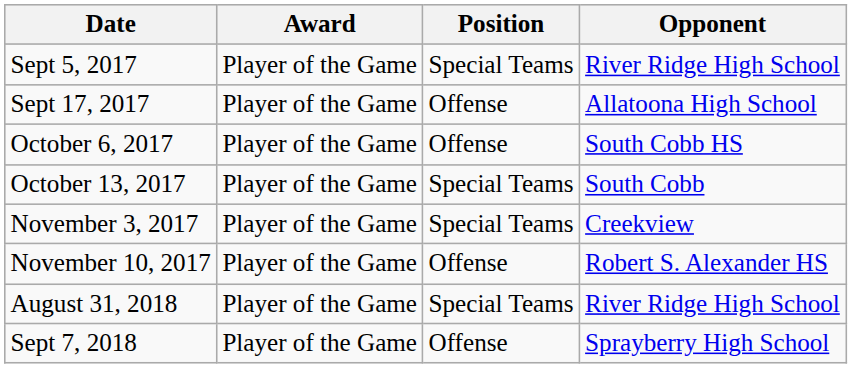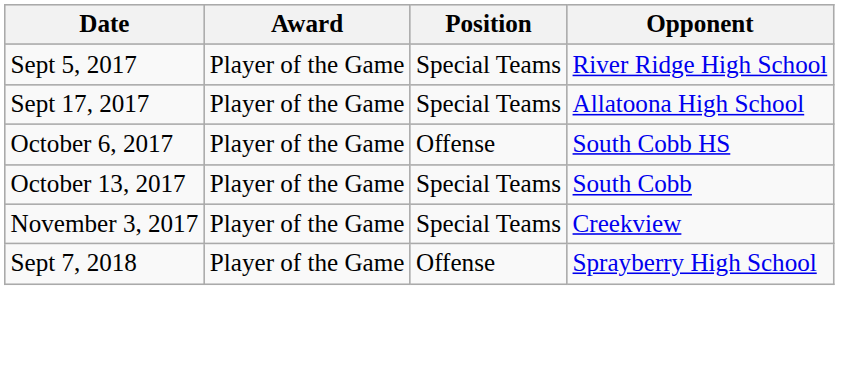(468, 104) Offense -> (488, 104) Special Teams
- row: (111, 263)
- row: (94, 303)
